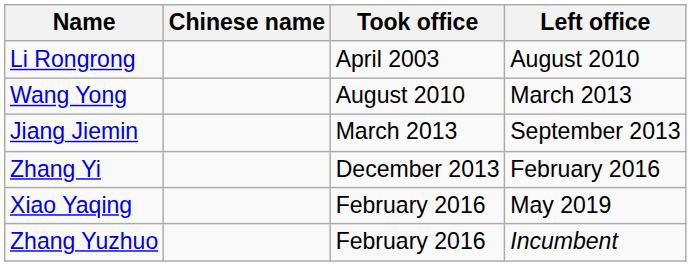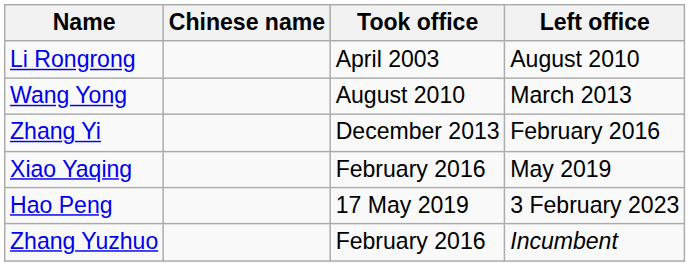- row: (74, 132)
+ row: (61, 205)
